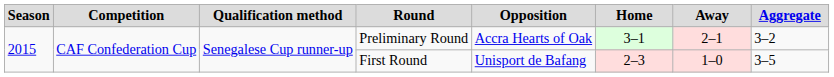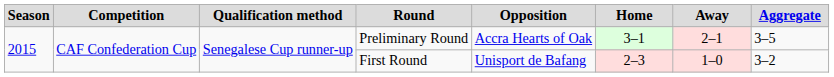(765, 38) 3–2 -> (765, 38) 3–5
(765, 60) 3–5 -> (765, 60) 3–2
